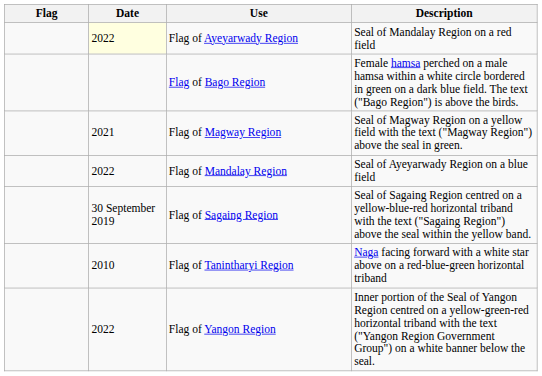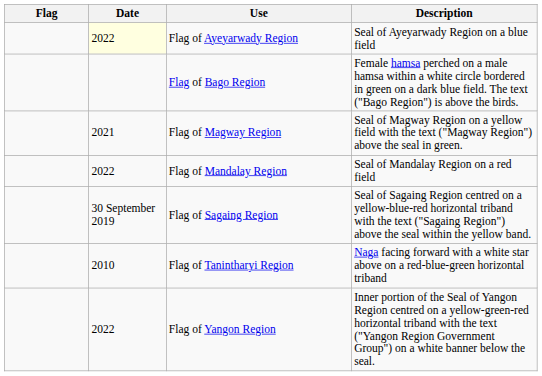(433, 38) Seal of Mandalay Region on a red field -> (441, 38) Seal of Ayeyarwady Region on a blue field
(441, 170) Seal of Ayeyarwady Region on a blue field -> (433, 170) Seal of Mandalay Region on a red field
